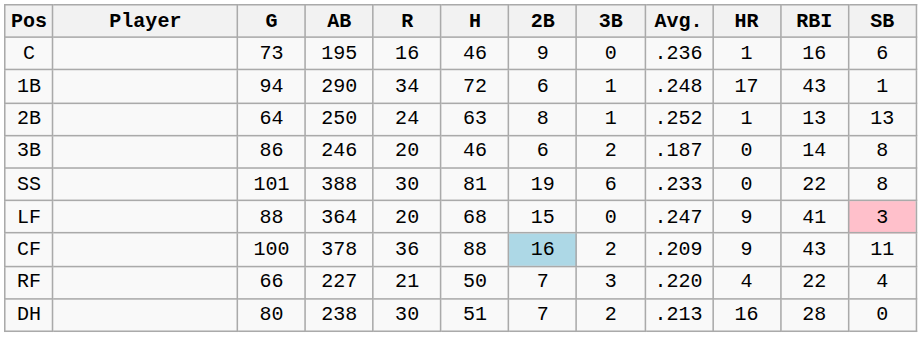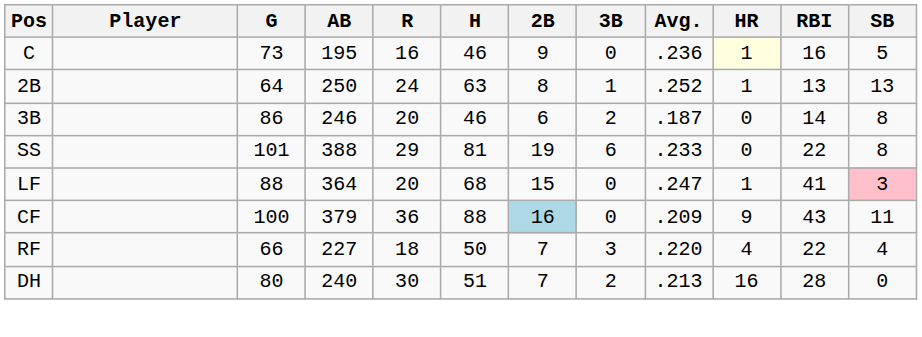(746, 54) no background -> (746, 54) lightyellow background
(882, 54) 6 -> (882, 54) 5
- row: (29, 86)
(407, 184) 30 -> (407, 152) 29
(746, 217) 9 -> (746, 184) 1
(339, 249) 378 -> (339, 217) 379
(611, 249) 2 -> (611, 217) 0
(407, 282) 21 -> (407, 249) 18
(339, 315) 238 -> (339, 282) 240
